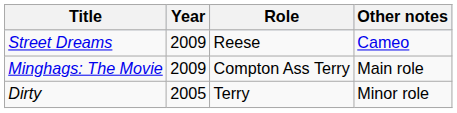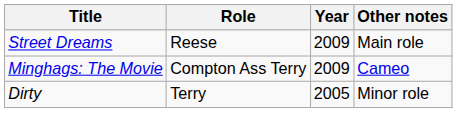columns swapped: (188, 17) <-> (282, 17)
(383, 42) Cameo -> (390, 42) Main role
(390, 68) Main role -> (383, 68) Cameo
